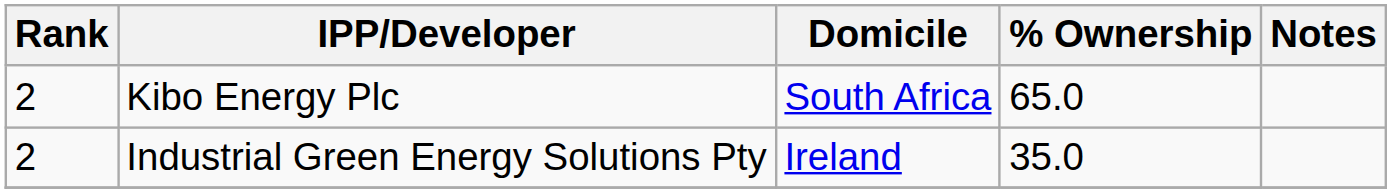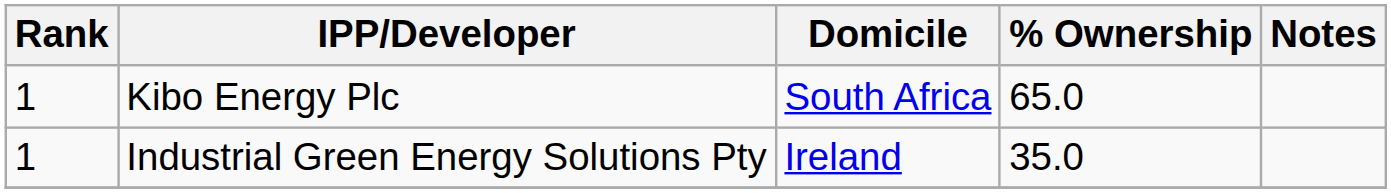(25, 95) 2 -> (25, 95) 1
(25, 156) 2 -> (25, 156) 1
